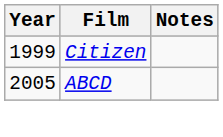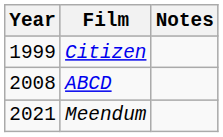(33, 84) 2005 -> (33, 84) 2008
+ row: (106, 115)
